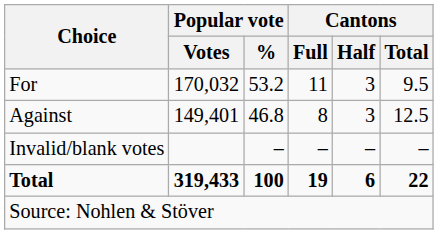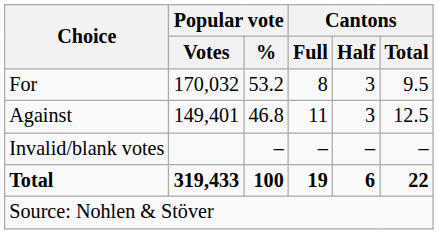(318, 84) 11 -> (323, 84) 8
(323, 116) 8 -> (318, 116) 11
